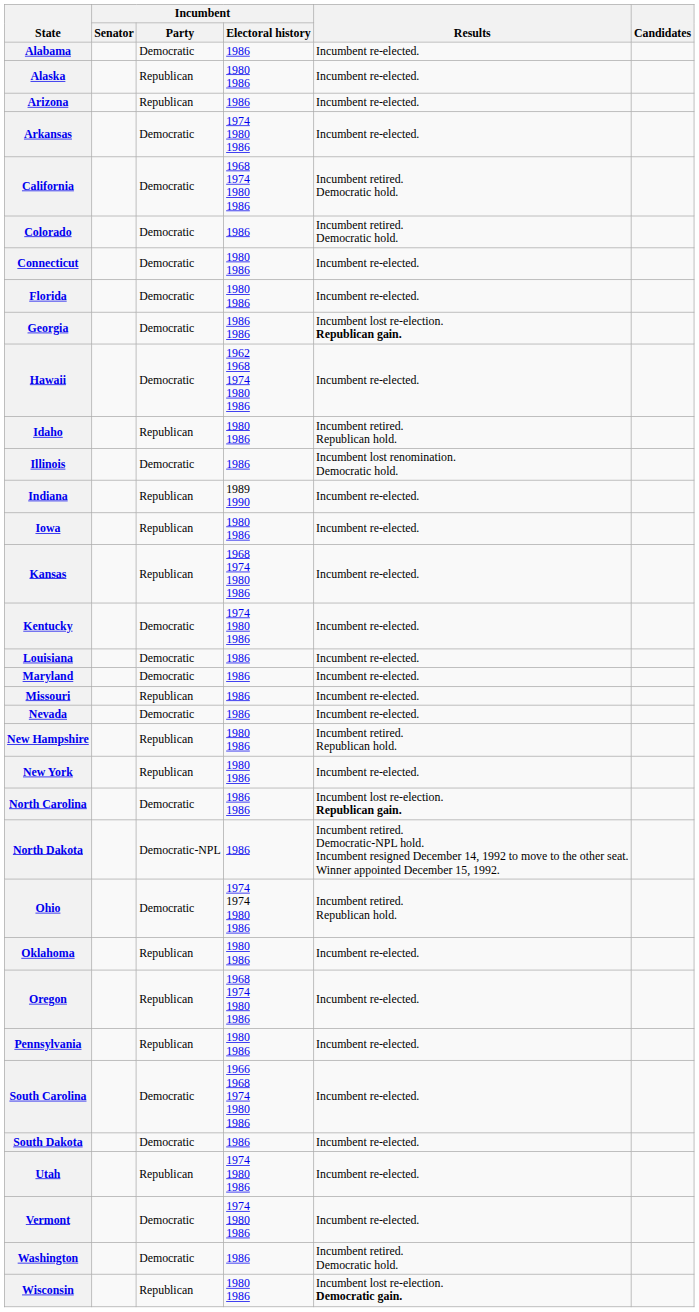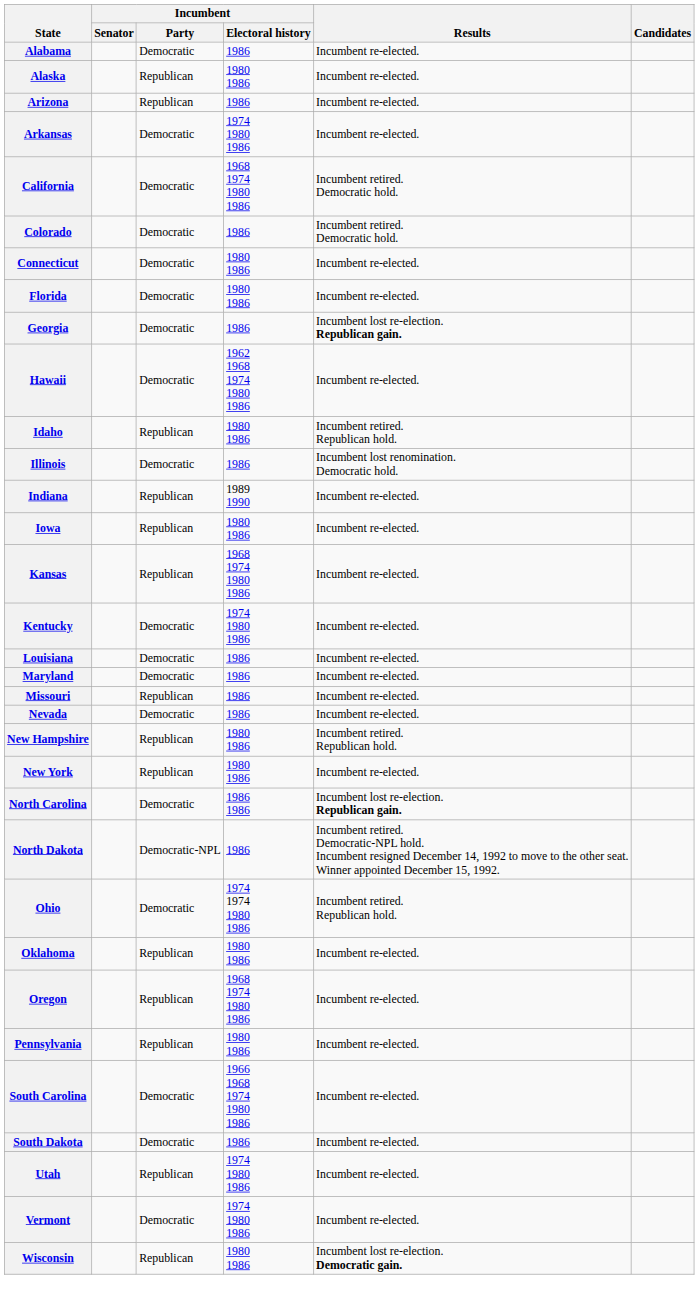(238, 328) 1986 1986 -> (238, 328) 1986
- row: (48, 1258)
